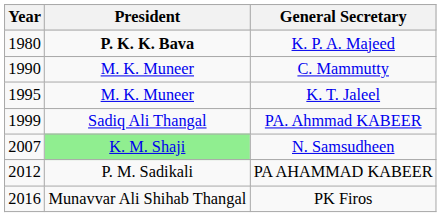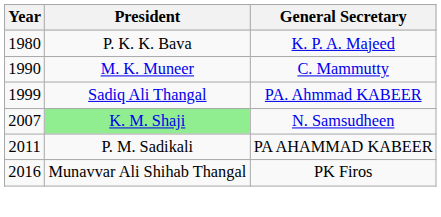(147, 43) bold -> (147, 43) normal
- row: (343, 95)
(25, 172) 2012 -> (25, 146) 2011
